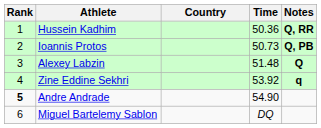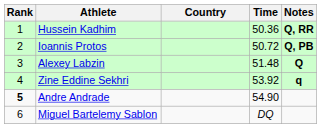(266, 47) 50.73 -> (266, 47) 50.72
